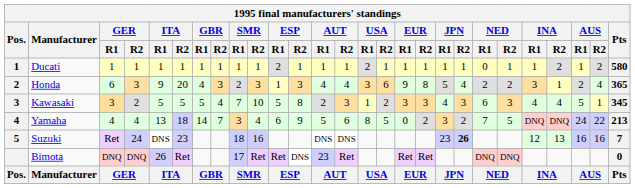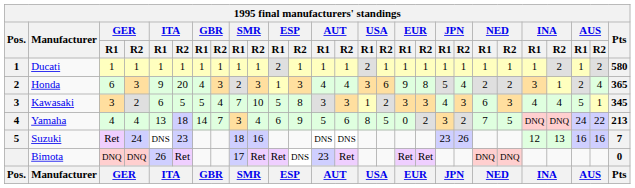(485, 66) 0 -> (485, 66) 1
(161, 102) 5 -> (161, 102) 6
(323, 102) 2 -> (323, 102) 3
(463, 138) bold -> (463, 138) normal
